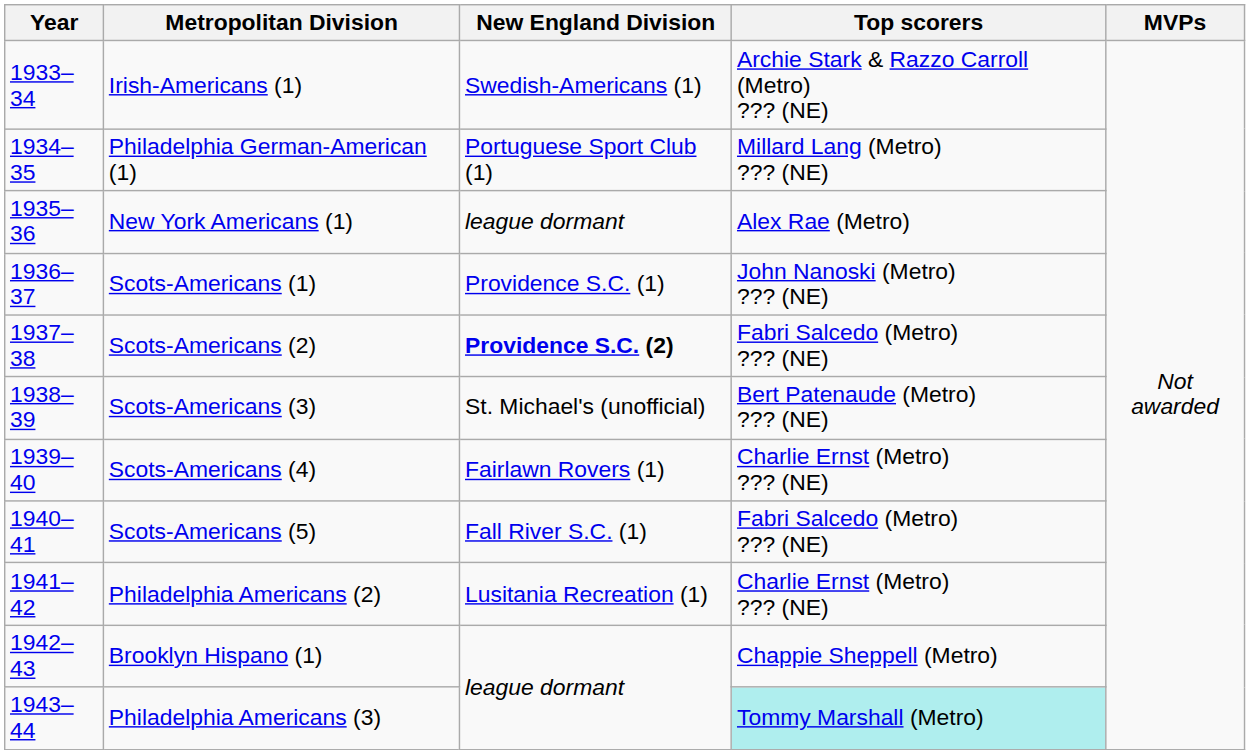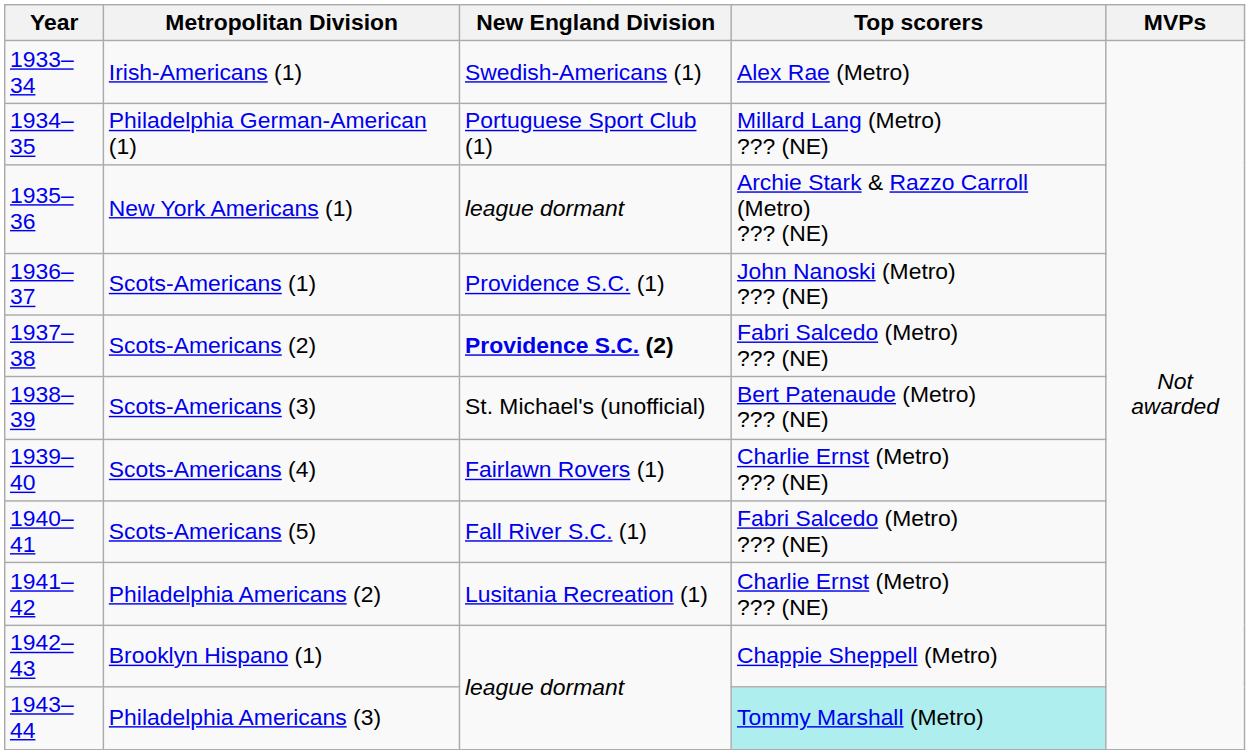(883, 84) Archie Stark & Razzo Carroll (Metro) ??? (NE) -> (823, 71) Alex Rae (Metro)
(823, 221) Alex Rae (Metro) -> (883, 208) Archie Stark & Razzo Carroll (Metro) ??? (NE)
